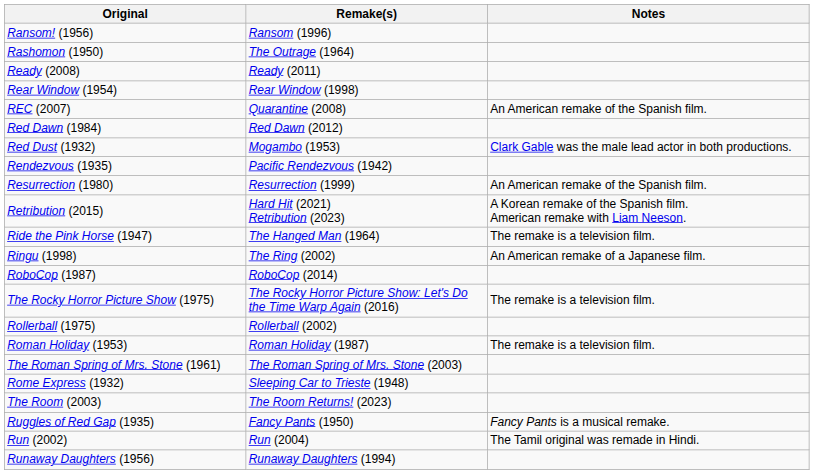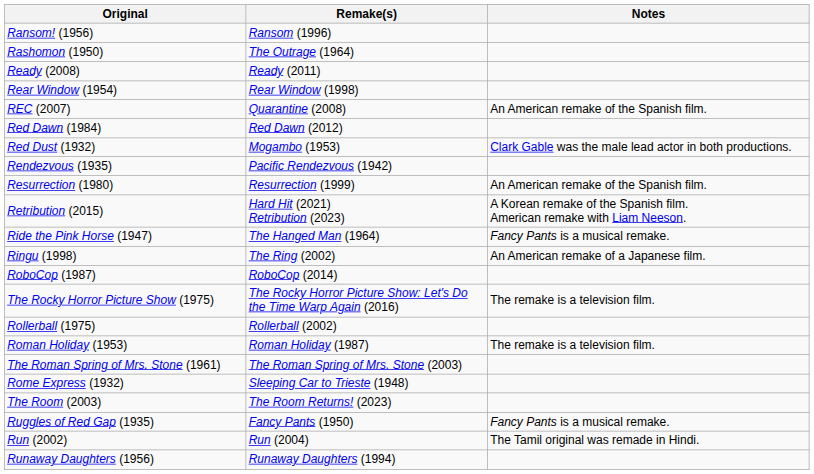(573, 236) The remake is a television film. -> (580, 236) Fancy Pants is a musical remake.
